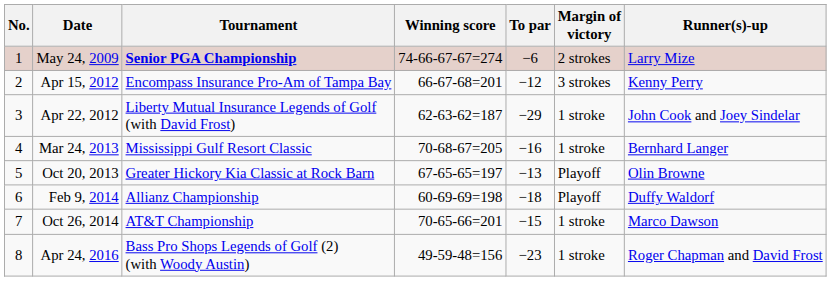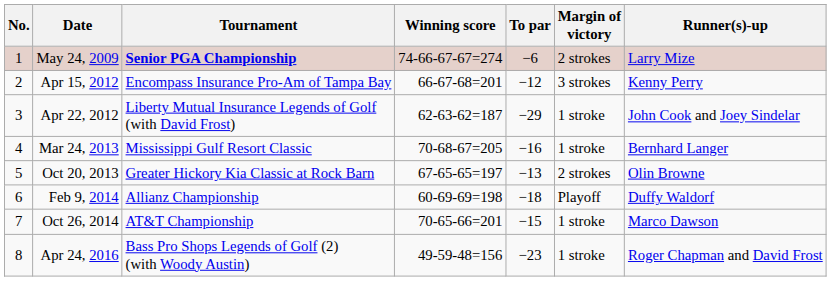(579, 173) Playoff -> (584, 173) 2 strokes
